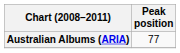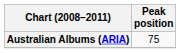(154, 39) 77 -> (154, 39) 75
